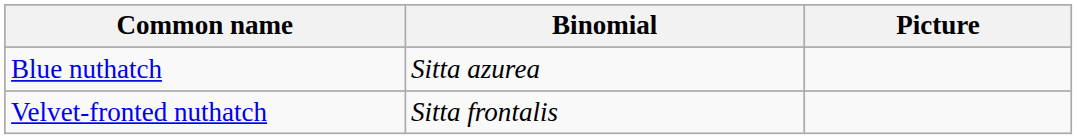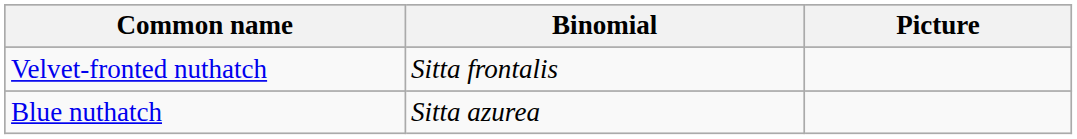rows swapped: (139, 111) <-> (87, 68)
